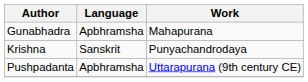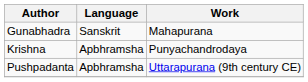(111, 31) Apbhramsha -> (100, 31) Sanskrit
(100, 49) Sanskrit -> (111, 49) Apbhramsha
